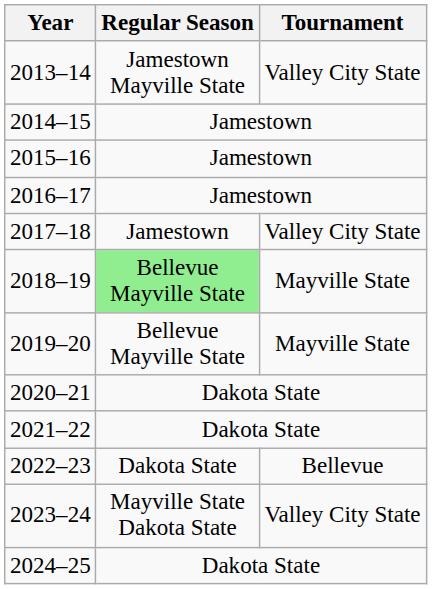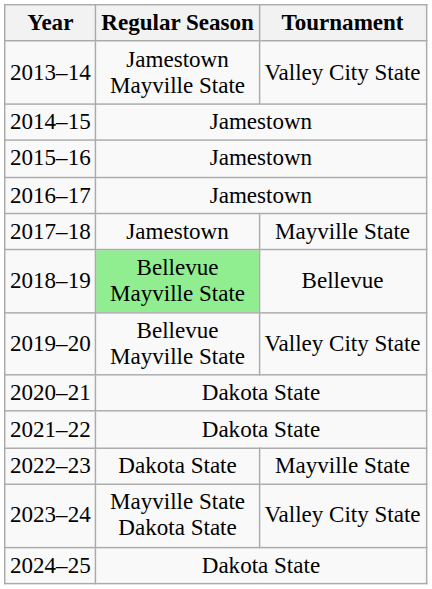(343, 231) Valley City State -> (343, 231) Mayville State
(343, 280) Mayville State -> (343, 280) Bellevue
(343, 343) Mayville State -> (343, 343) Valley City State
(343, 465) Bellevue -> (343, 465) Mayville State
